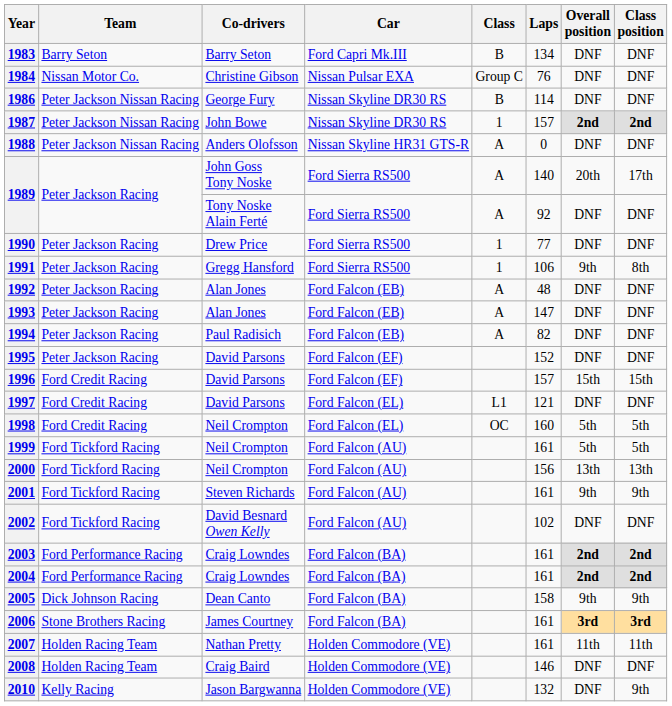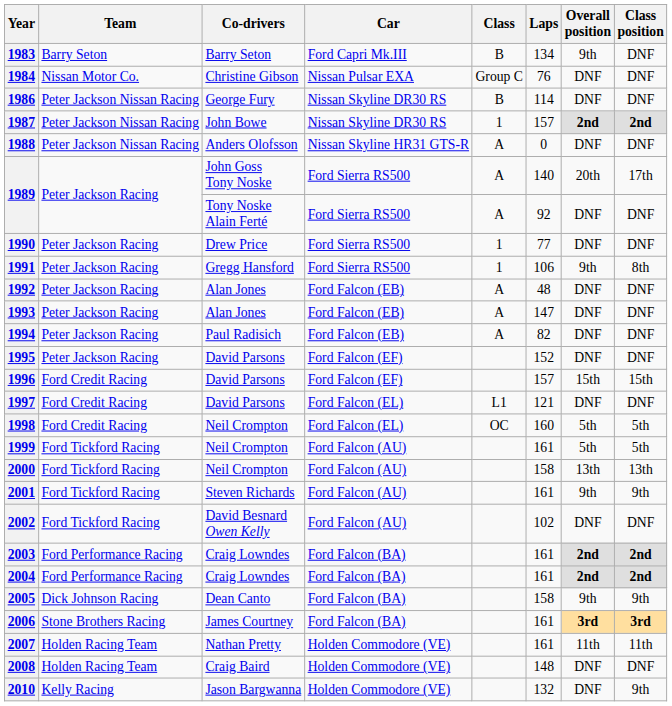(588, 54) DNF -> (588, 54) 9th
(544, 470) 156 -> (544, 470) 158
(544, 667) 146 -> (544, 667) 148
